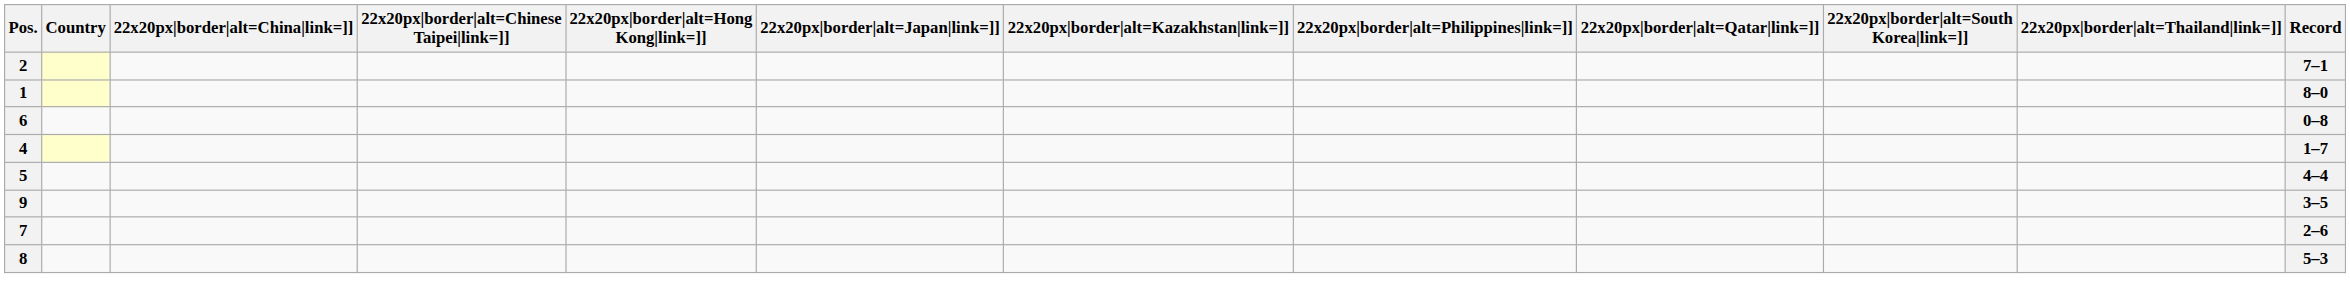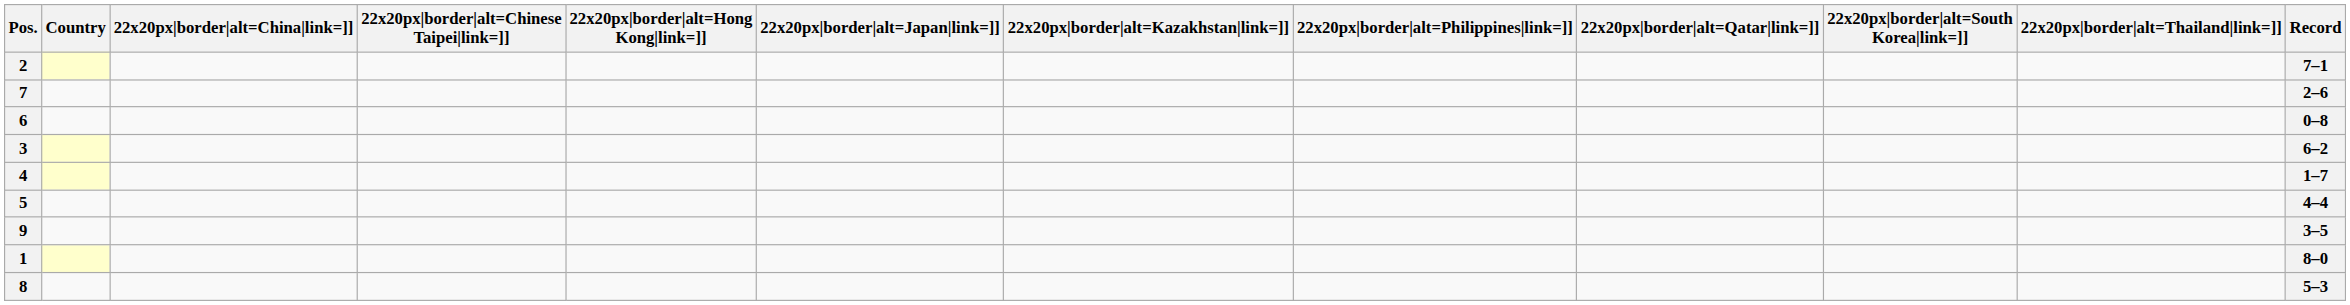rows swapped: (23, 231) <-> (23, 93)
+ row: (23, 148)
